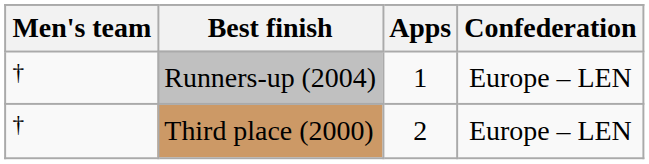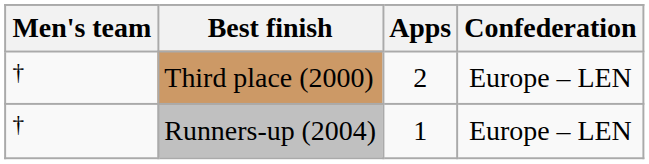rows swapped: (270, 77) <-> (269, 131)
